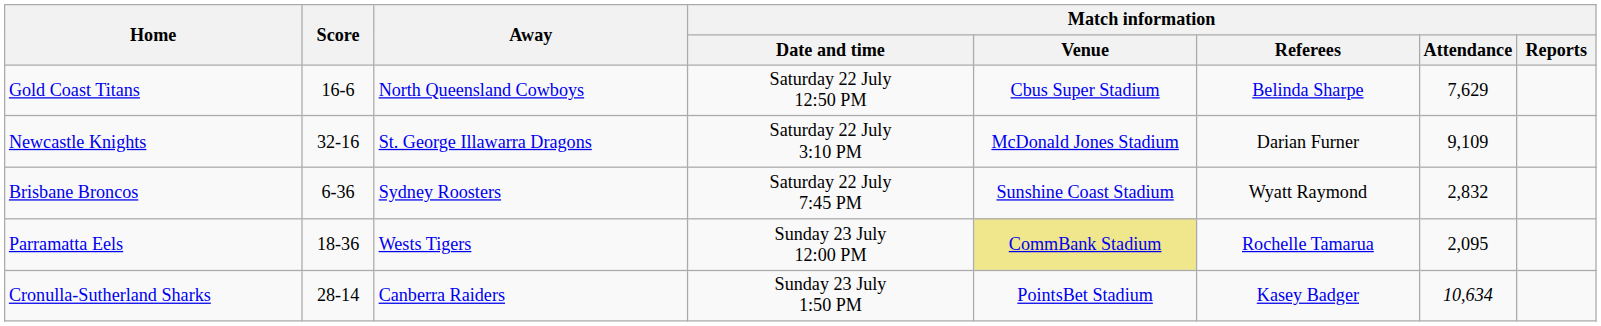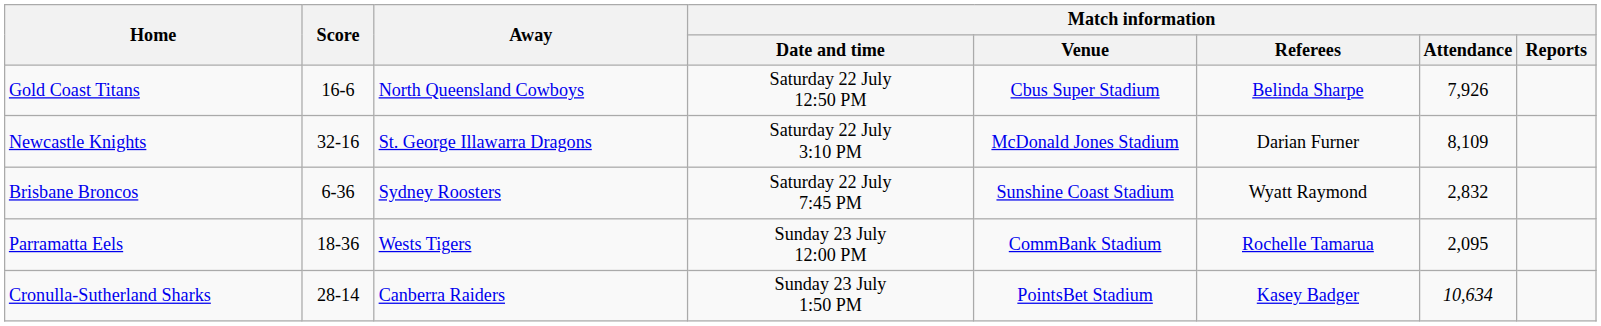(1468, 90) 7,629 -> (1468, 90) 7,926
(1468, 141) 9,109 -> (1468, 141) 8,109
(1085, 244) khaki background -> (1085, 244) no background
